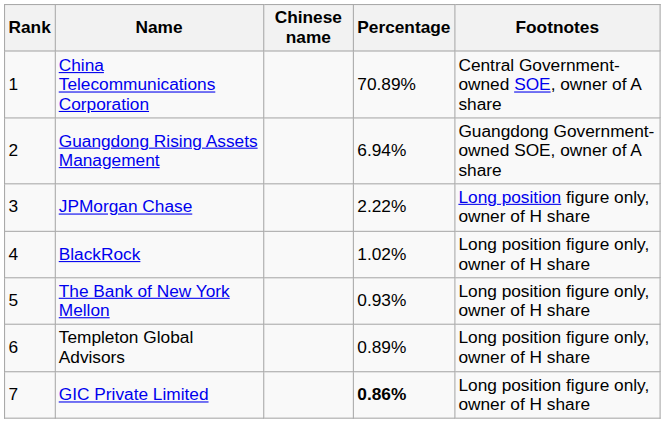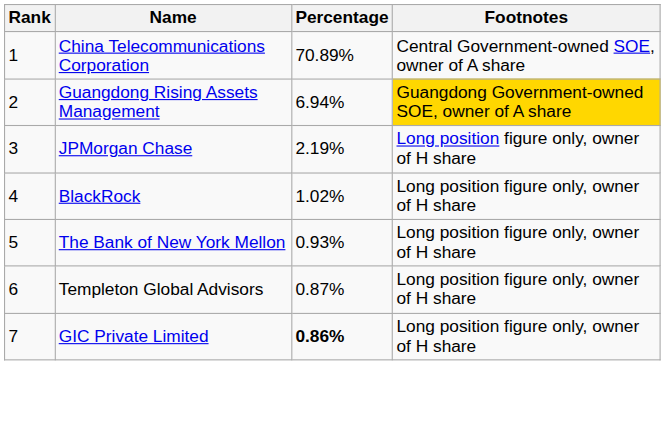- column: (308, 27)
(556, 150) no background -> (520, 102) gold background
(382, 207) 2.22% -> (320, 149) 2.19%
(382, 347) 0.89% -> (320, 289) 0.87%
